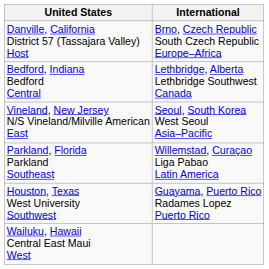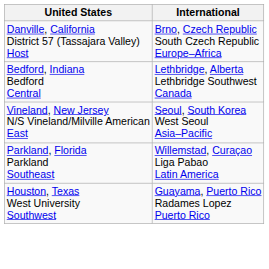- row: (49, 244)
